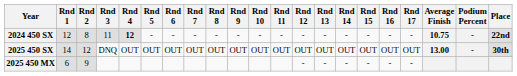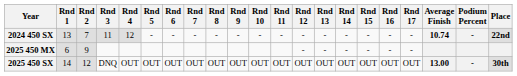(67, 35) 12 -> (67, 35) 13
(87, 35) 8 -> (87, 35) 7
(130, 35) bold -> (130, 35) normal
(439, 35) 10.75 -> (439, 35) 10.74
rows swapped: (31, 49) <-> (31, 63)
